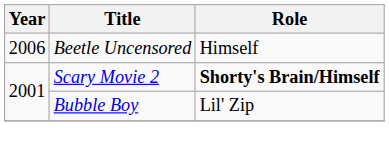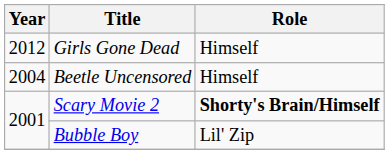+ row: (116, 47)
(27, 47) 2006 -> (27, 76) 2004
